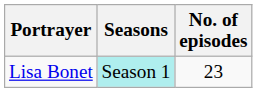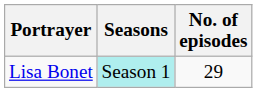(213, 71) 23 -> (213, 71) 29
